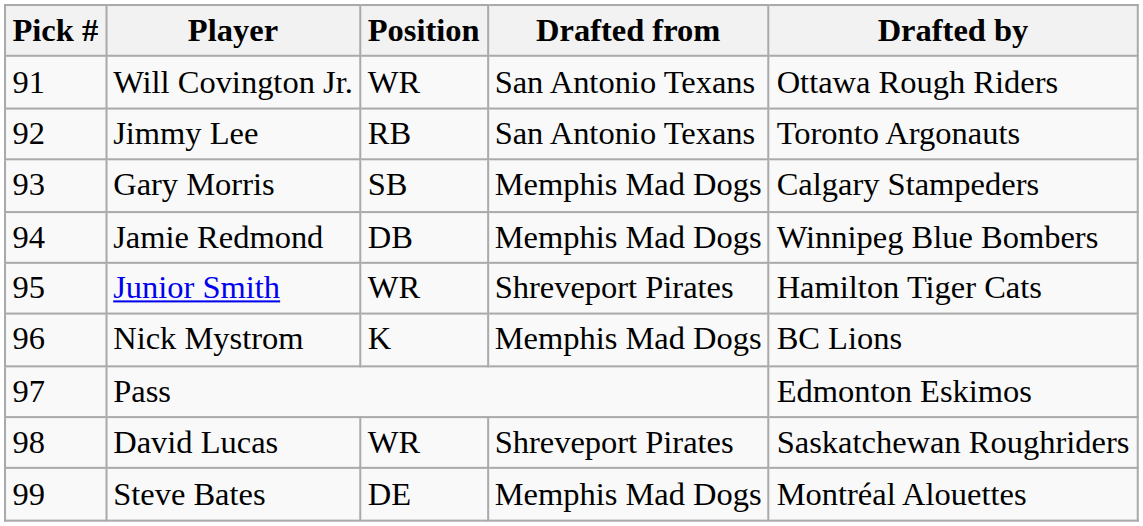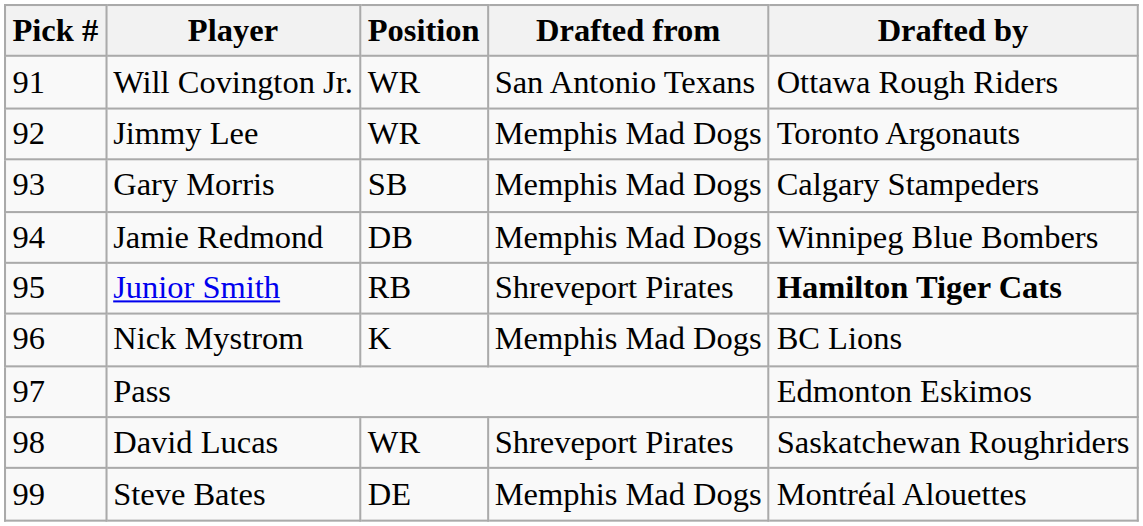(389, 133) RB -> (394, 133) WR
(625, 133) San Antonio Texans -> (628, 133) Memphis Mad Dogs
(394, 287) WR -> (389, 287) RB
(909, 287) normal -> (919, 287) bold
